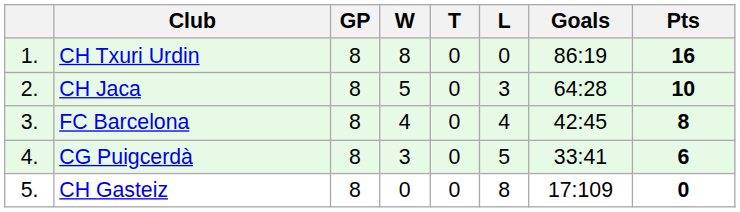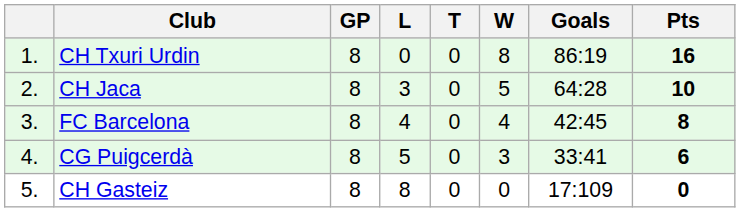columns swapped: (405, 21) <-> (504, 21)
